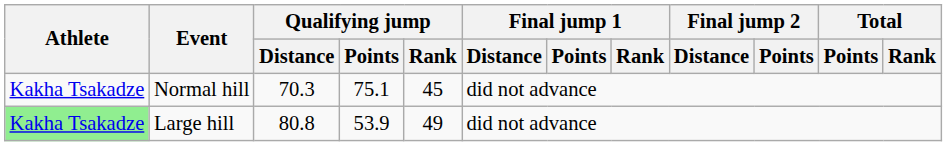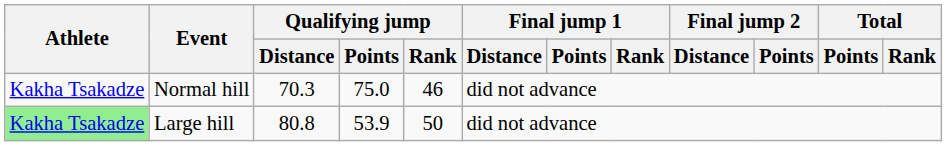(372, 89) 75.1 -> (372, 89) 75.0
(433, 89) 45 -> (433, 89) 46
(433, 123) 49 -> (433, 123) 50
